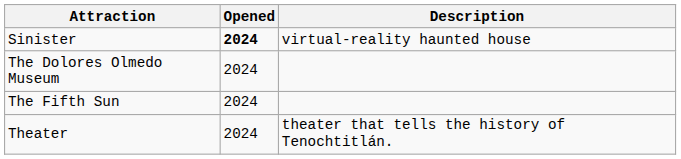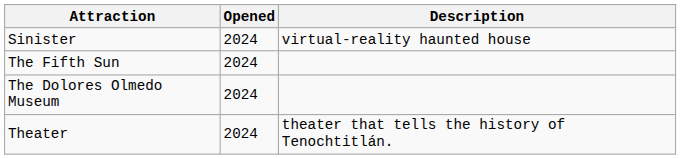(241, 40) bold -> (241, 40) normal
rows swapped: (64, 103) <-> (85, 71)
